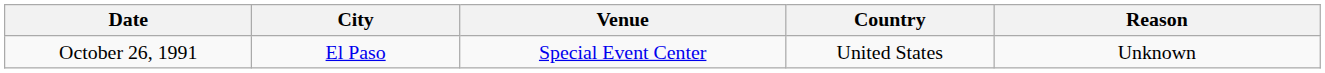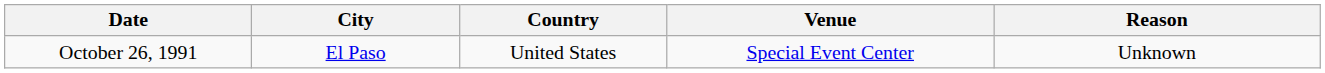columns swapped: (890, 20) <-> (623, 20)
